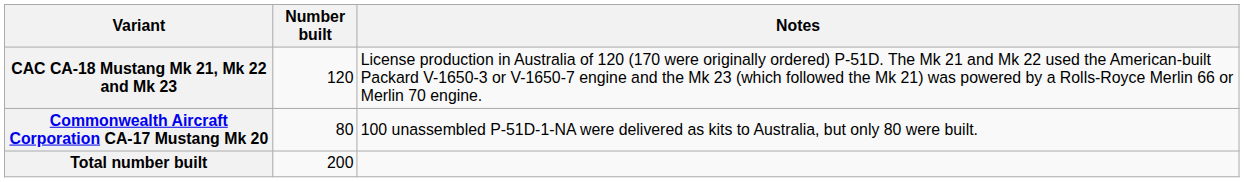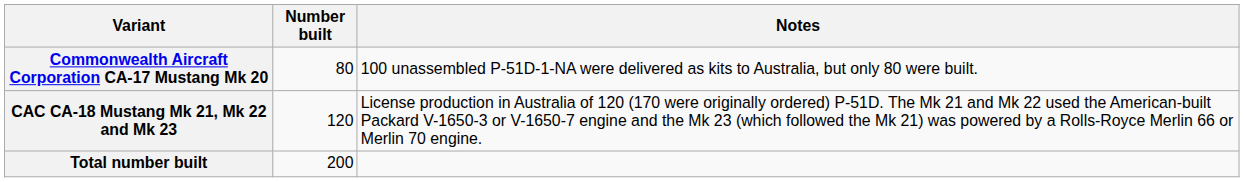rows swapped: (139, 129) <-> (139, 77)
